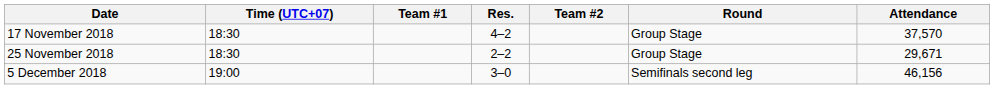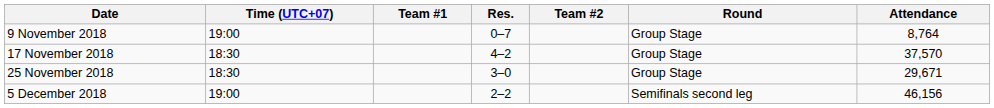+ row: (57, 34)
(501, 53) 2–2 -> (501, 73) 3–0
(501, 73) 3–0 -> (501, 93) 2–2
